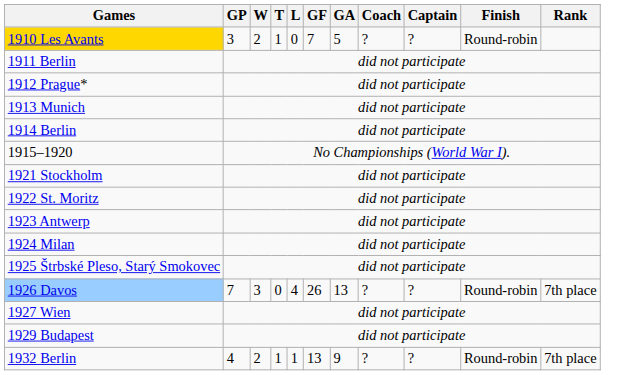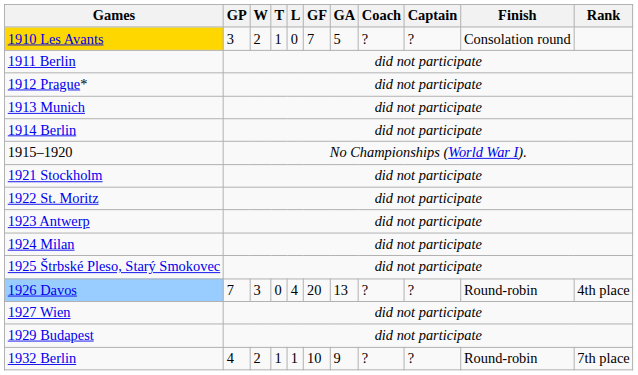(501, 38) Round-robin -> (517, 38) Consolation round
(314, 289) 26 -> (314, 289) 20
(570, 289) 7th place -> (604, 289) 4th place
(314, 358) 13 -> (314, 358) 10
